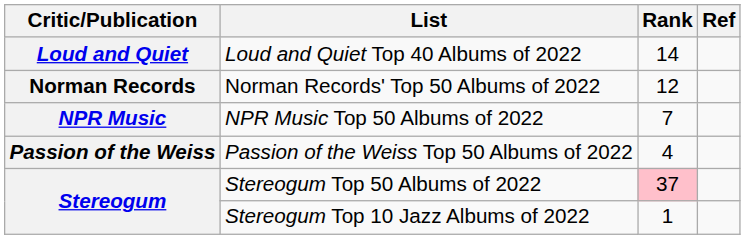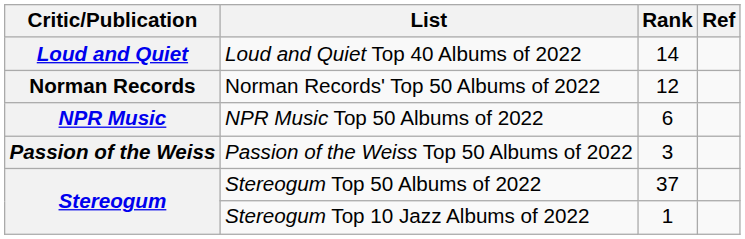(667, 119) 7 -> (667, 119) 6
(667, 151) 4 -> (667, 151) 3
(667, 184) pink background -> (667, 184) no background
